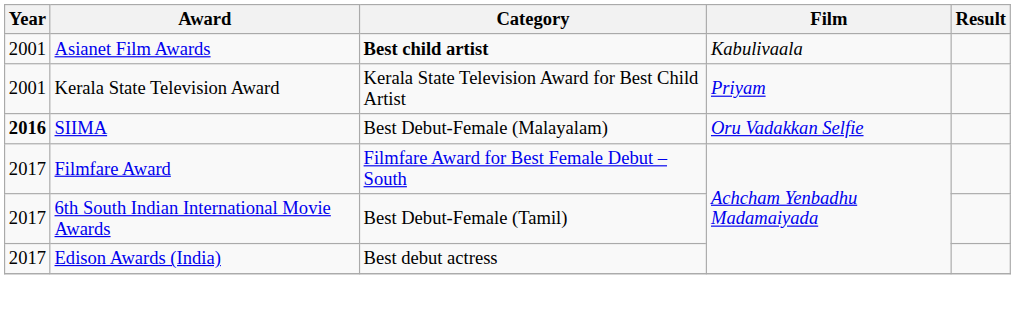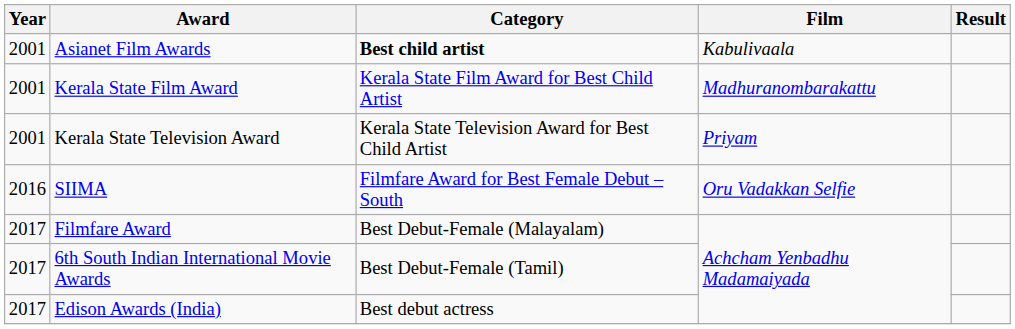+ row: (146, 88)
(27, 128) bold -> (27, 189) normal
(486, 128) Best Debut-Female (Malayalam) -> (511, 189) Filmfare Award for Best Female Debut – South
(515, 168) Filmfare Award for Best Female Debut – South -> (482, 229) Best Debut-Female (Malayalam)
